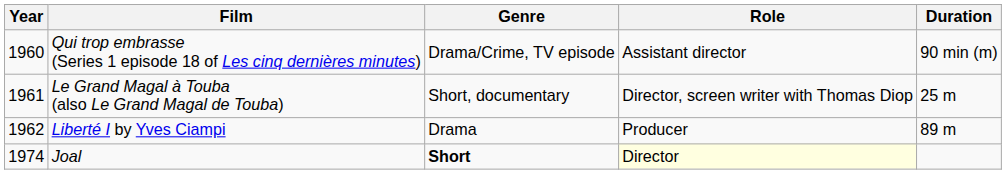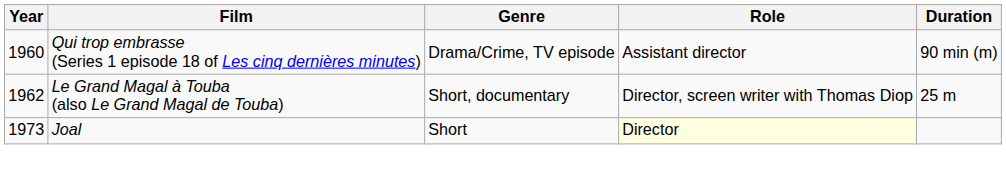(26, 95) 1961 -> (26, 95) 1962
- row: (139, 130)
(26, 156) 1974 -> (26, 130) 1973
(449, 156) bold -> (448, 130) normal
